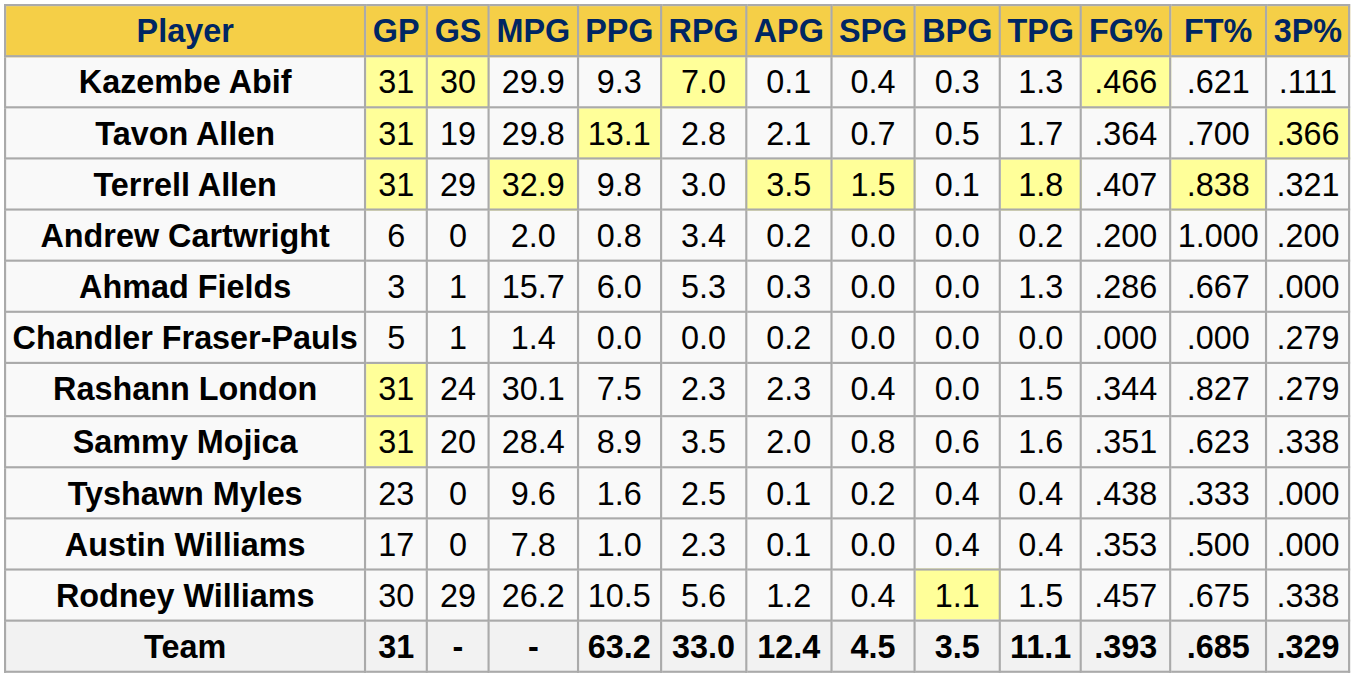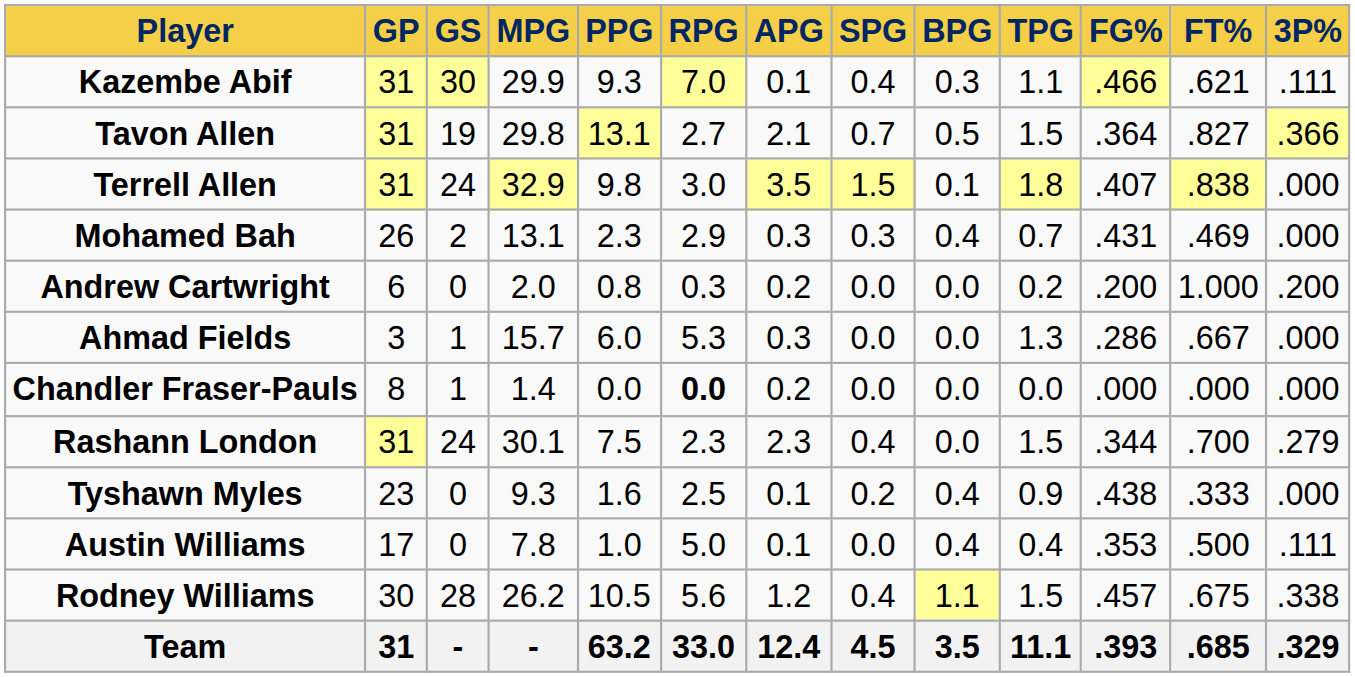(1041, 82) 1.3 -> (1041, 82) 1.1
(704, 133) 2.8 -> (704, 133) 2.7
(1041, 133) 1.7 -> (1041, 133) 1.5
(1218, 133) .700 -> (1218, 133) .827
(458, 185) 29 -> (458, 185) 24
(1308, 185) .321 -> (1308, 185) .000
+ row: (185, 236)
(704, 236) 3.4 -> (704, 287) 0.3
(396, 338) 5 -> (396, 390) 8
(704, 338) normal -> (704, 390) bold
(1308, 338) .279 -> (1308, 390) .000
(1218, 390) .827 -> (1218, 441) .700
- row: (185, 441)
(533, 492) 9.6 -> (533, 492) 9.3
(1041, 492) 0.4 -> (1041, 492) 0.9
(704, 543) 2.3 -> (704, 543) 5.0
(1308, 543) .000 -> (1308, 543) .111
(458, 595) 29 -> (458, 595) 28
